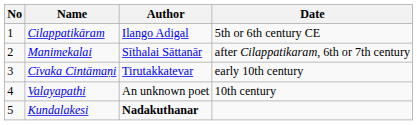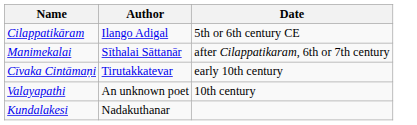- column: (15, 14)
(160, 110) bold -> (136, 110) normal
